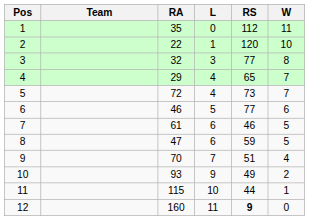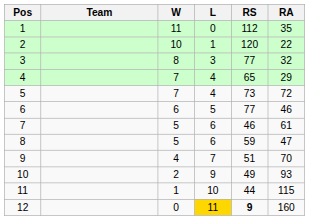columns swapped: (286, 12) <-> (176, 12)
(213, 207) no background -> (213, 207) gold background
